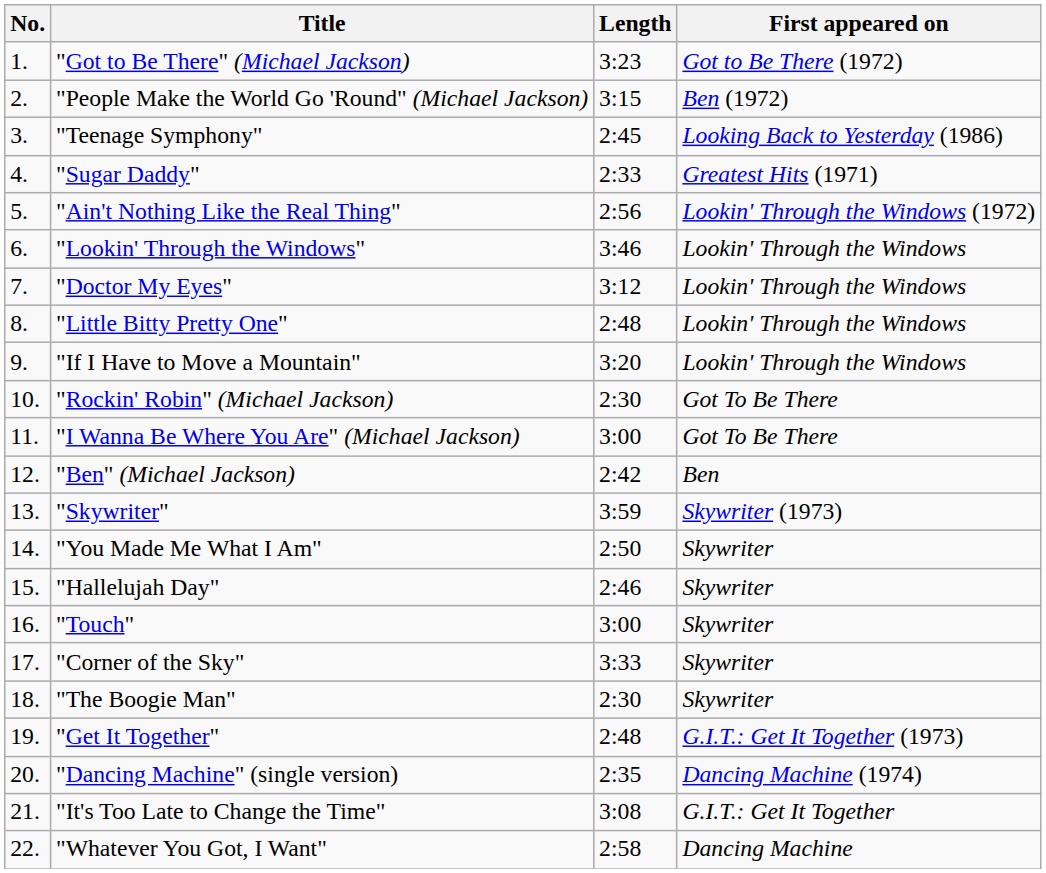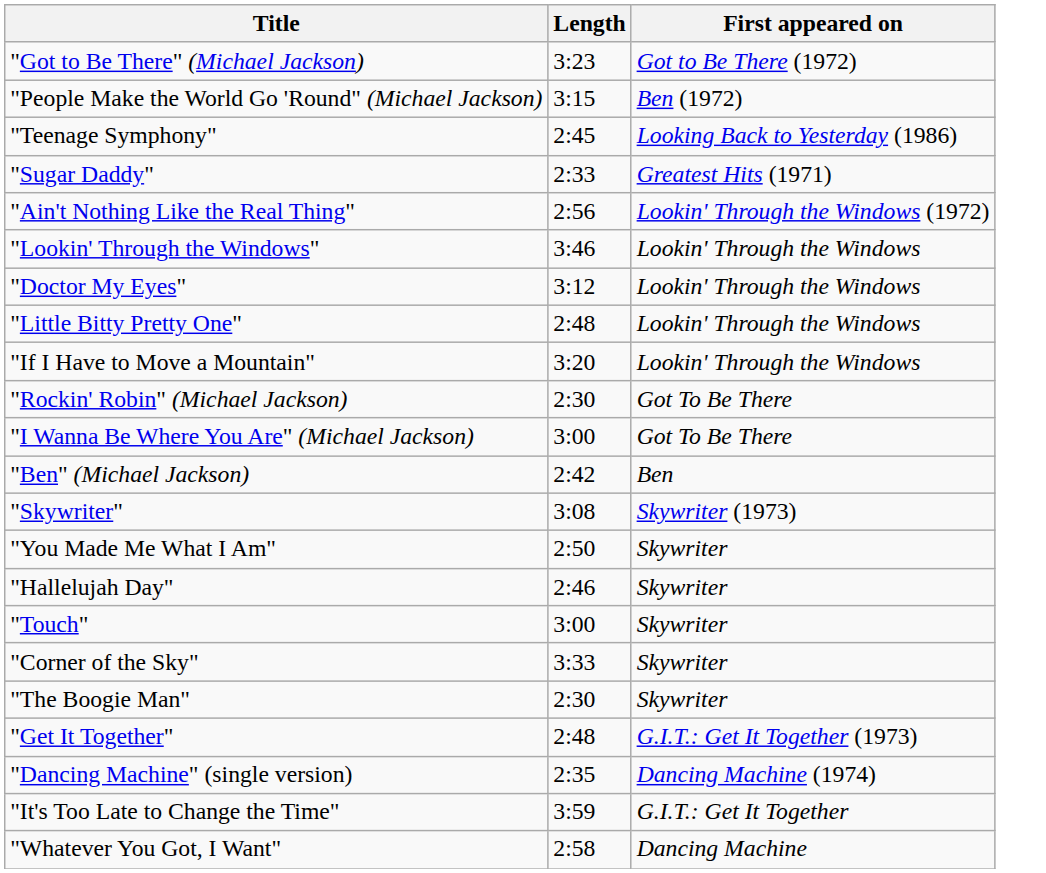- column: (28, 23)
(620, 511) 3:59 -> (574, 511) 3:08
(620, 811) 3:08 -> (574, 811) 3:59
